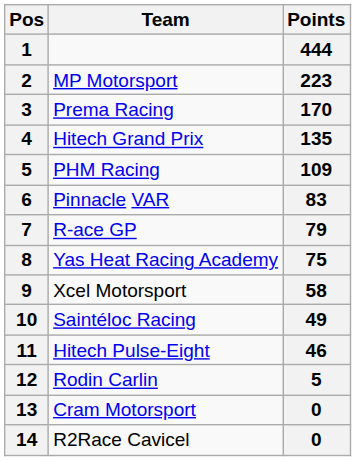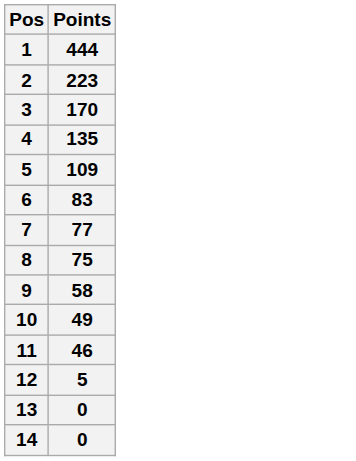- column: (166, 19)
(316, 229) 79 -> (82, 229) 77
